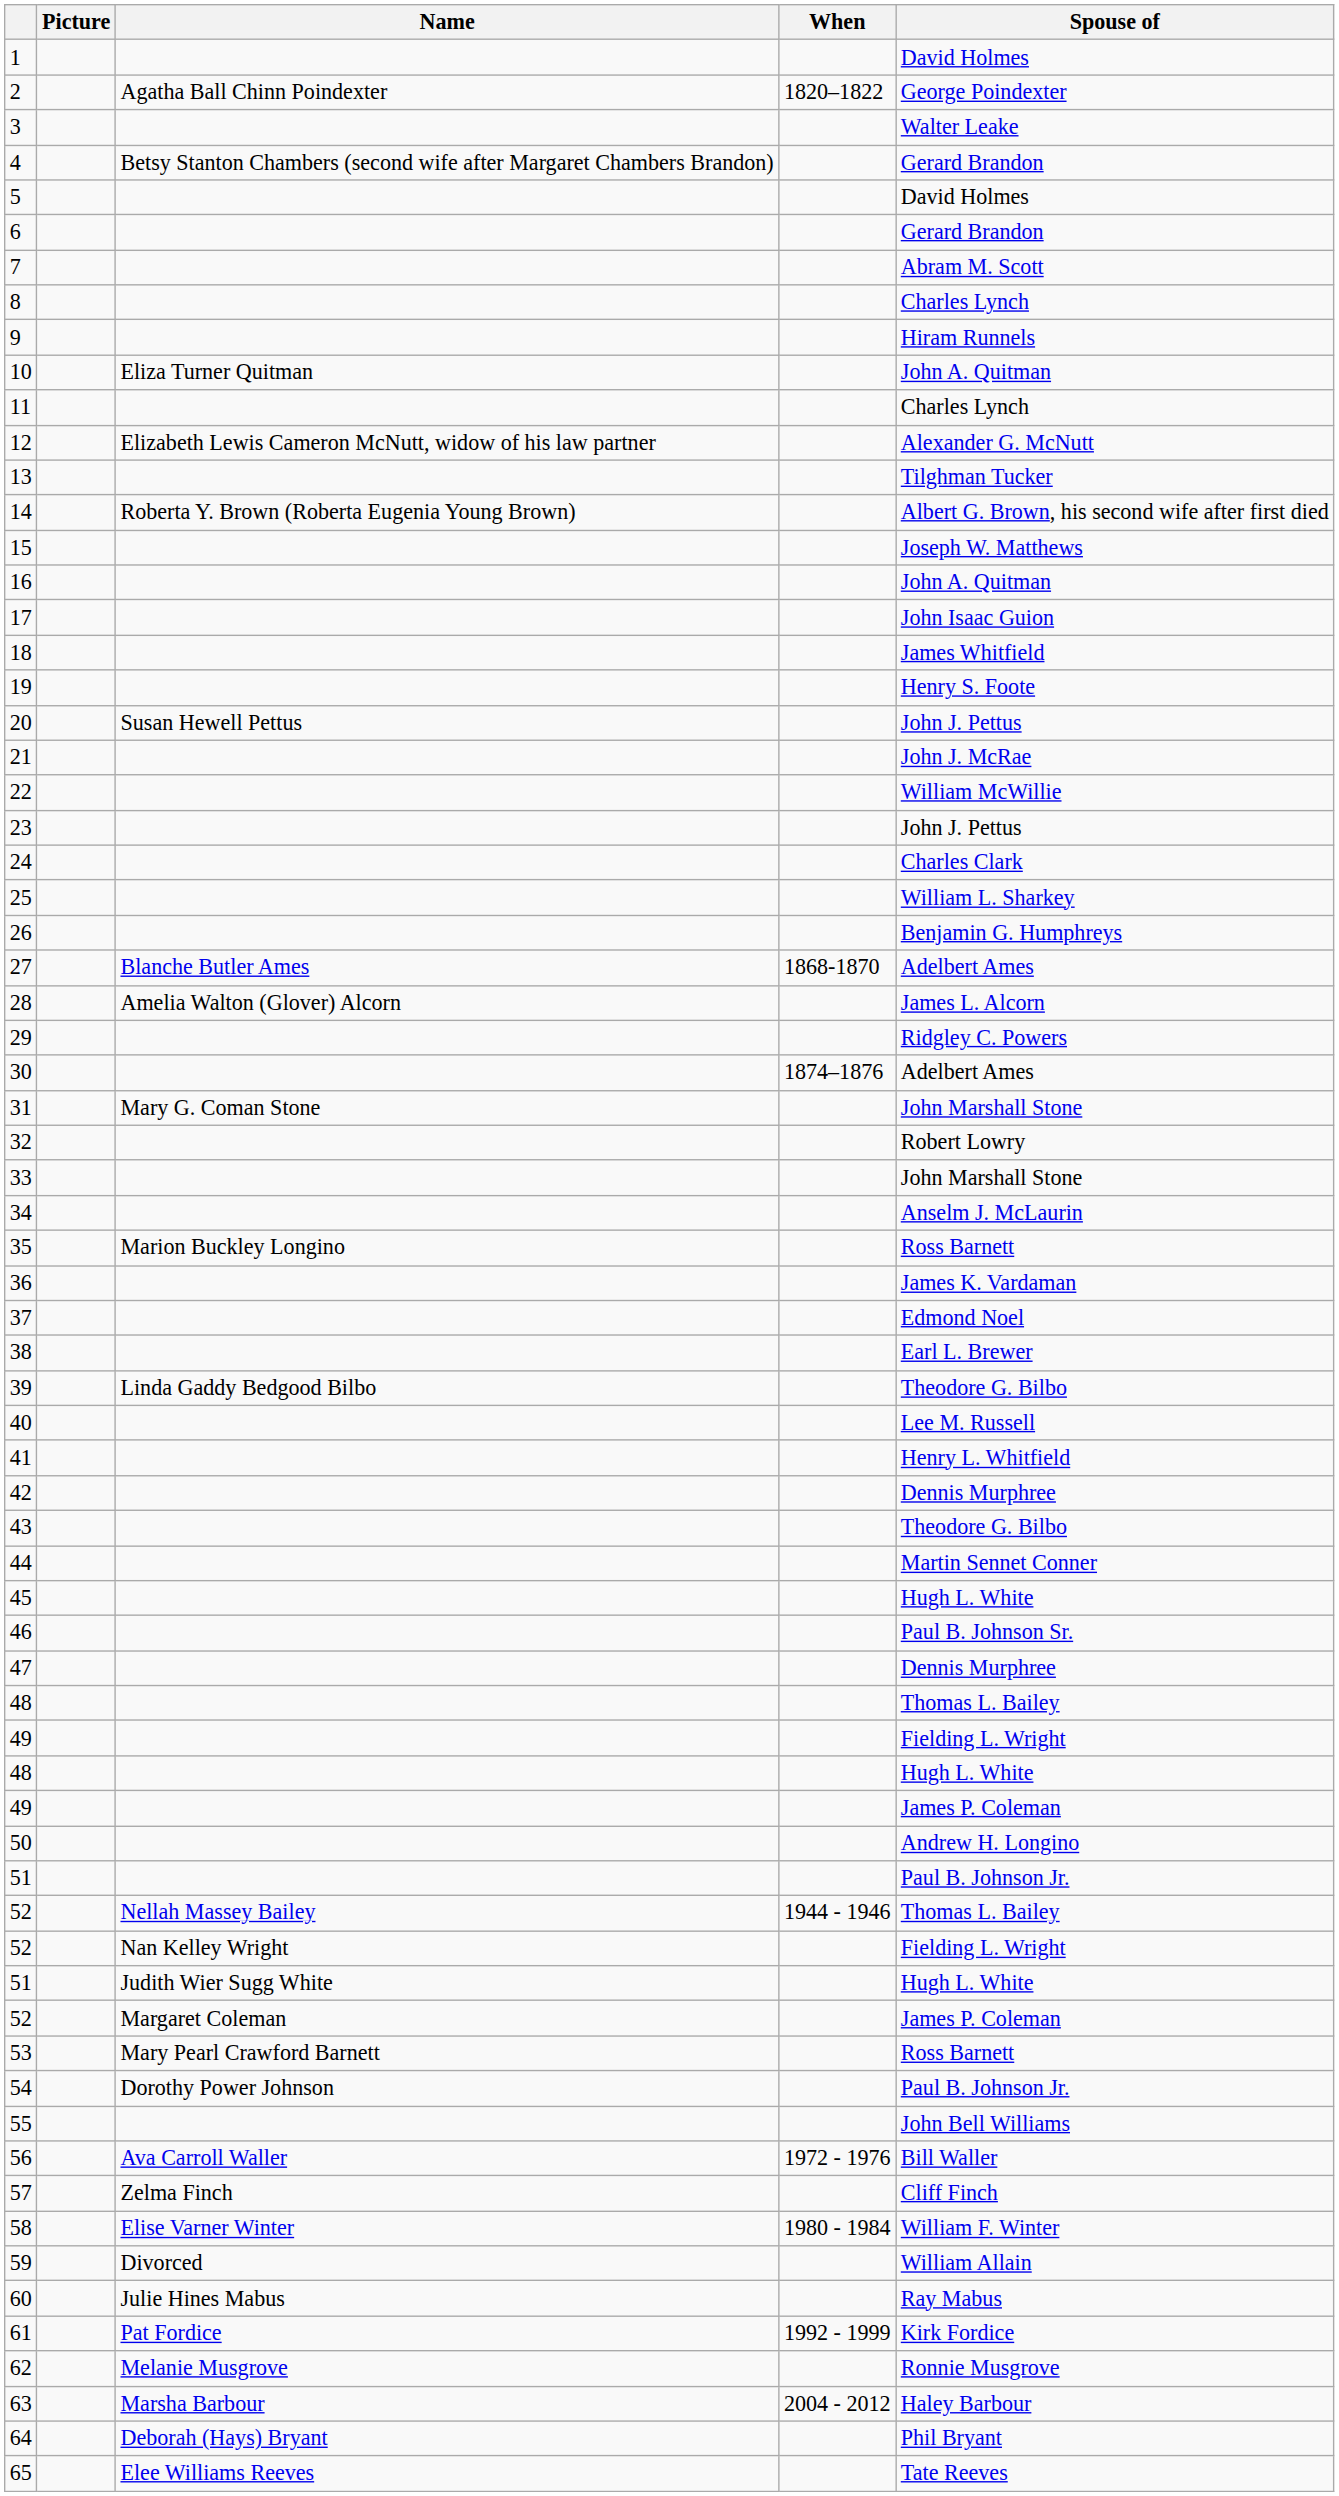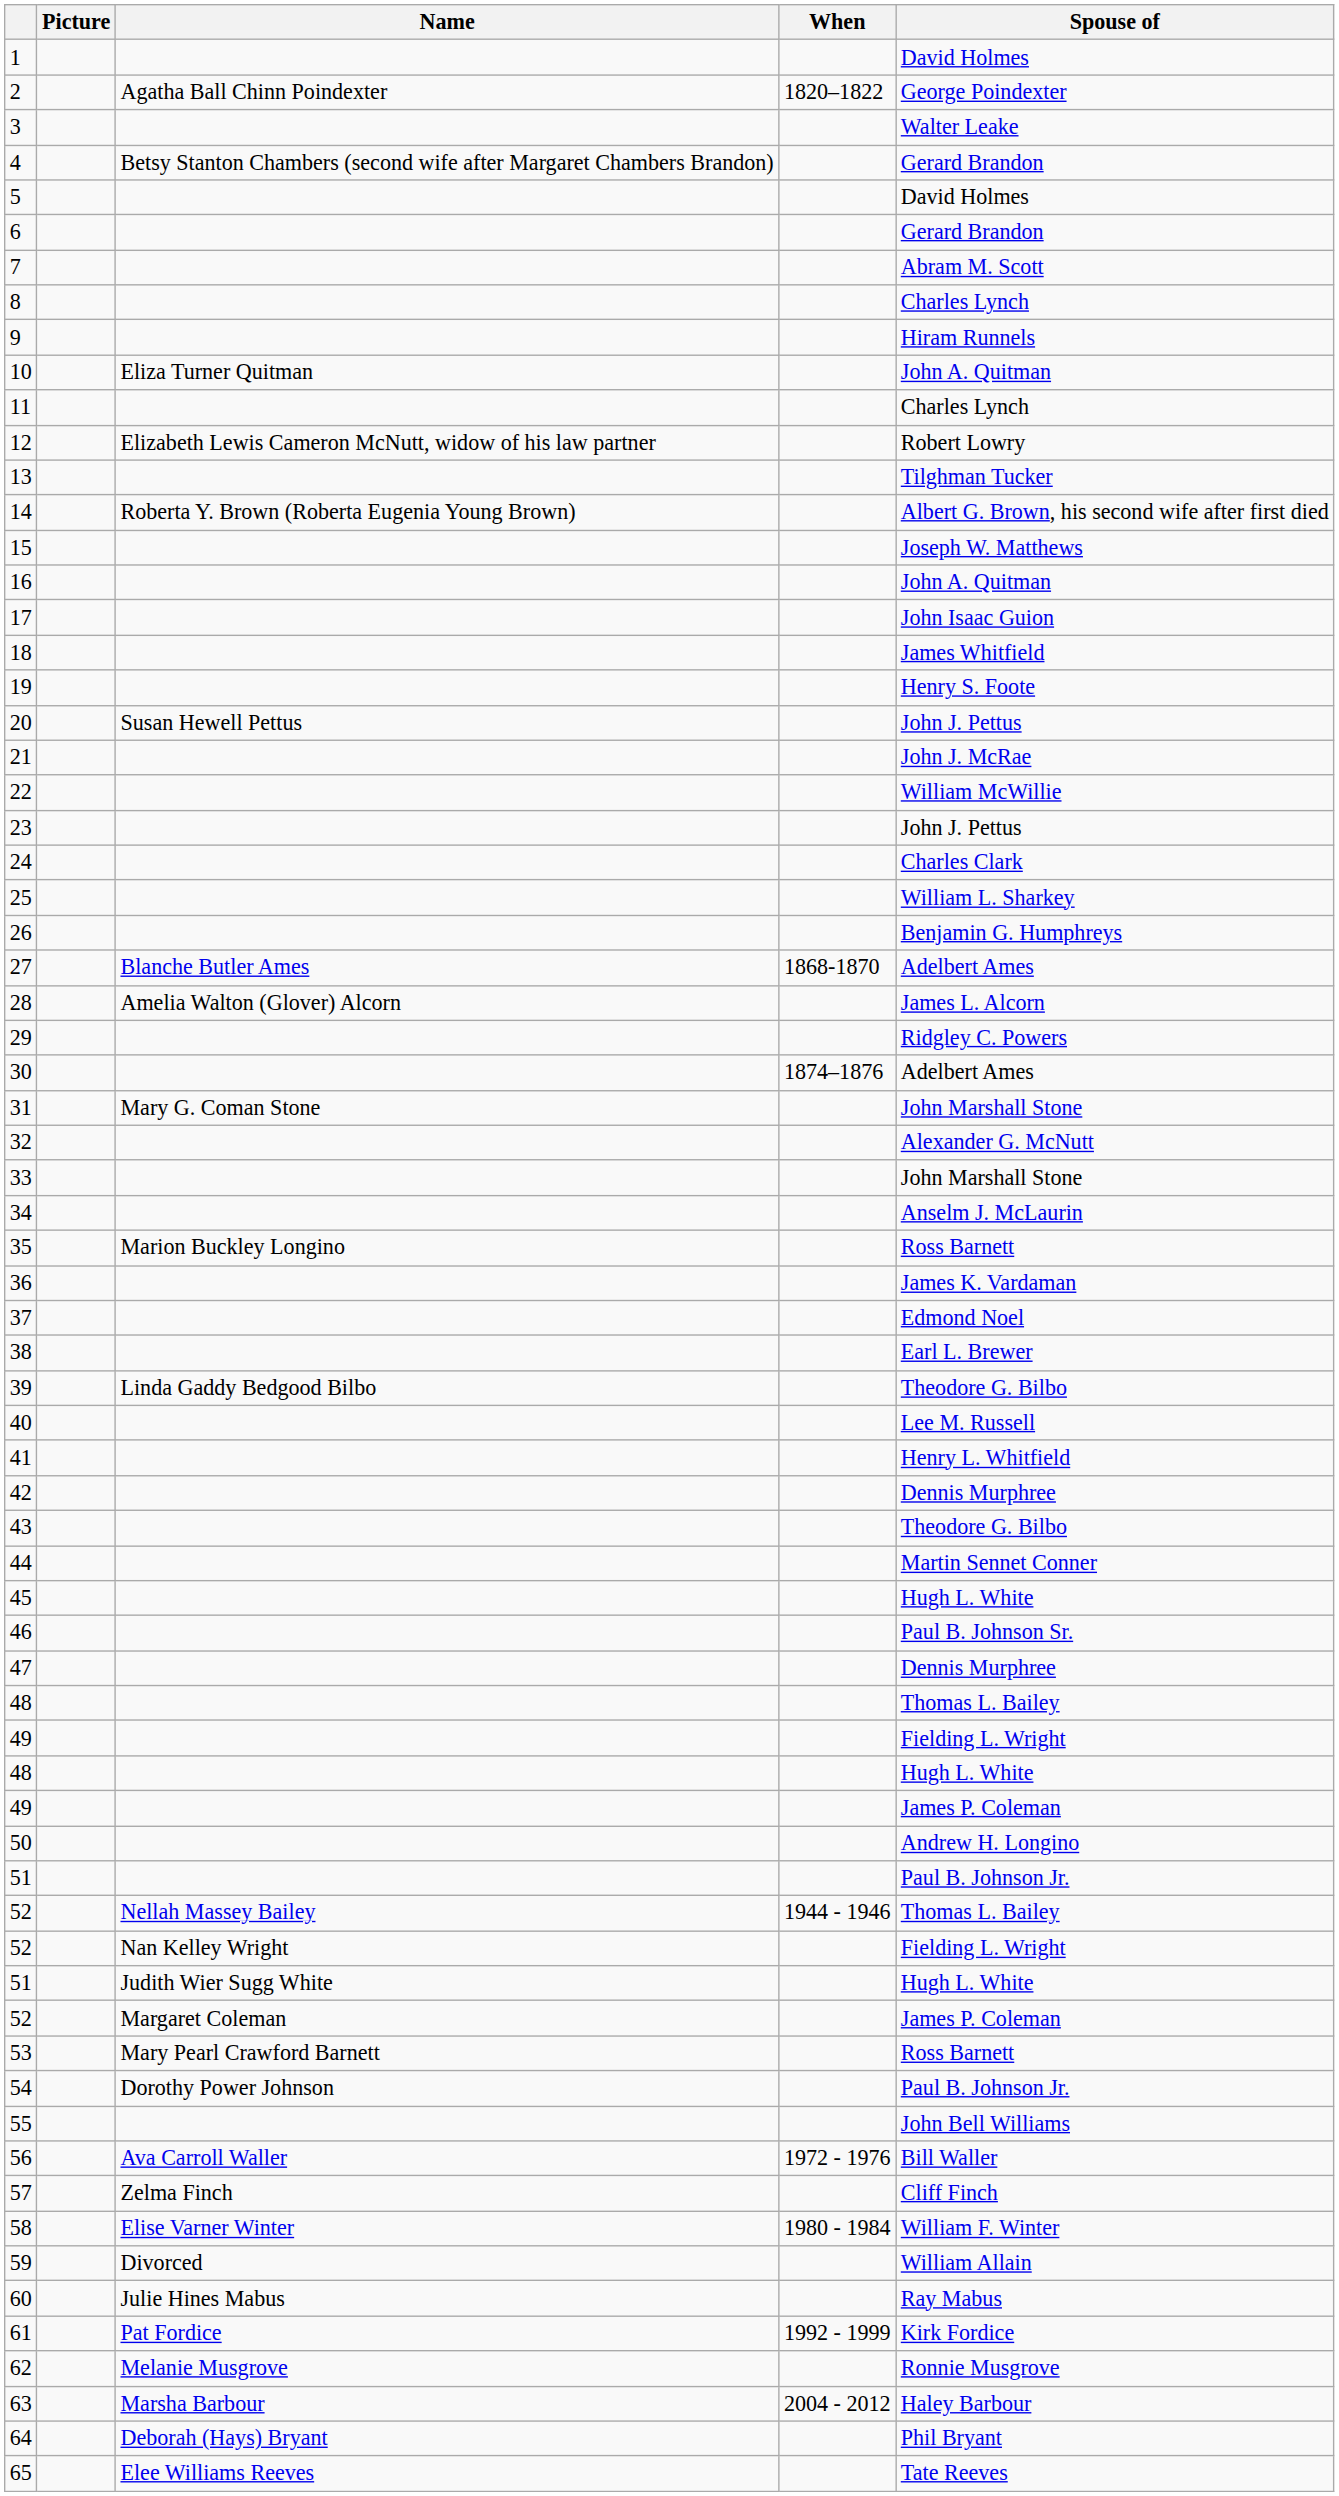(997, 442) Alexander G. McNutt -> (963, 442) Robert Lowry
(963, 1142) Robert Lowry -> (997, 1142) Alexander G. McNutt
